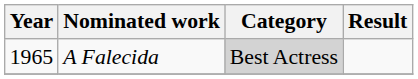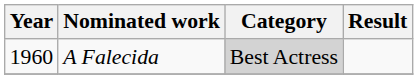(31, 56) 1965 -> (31, 56) 1960
